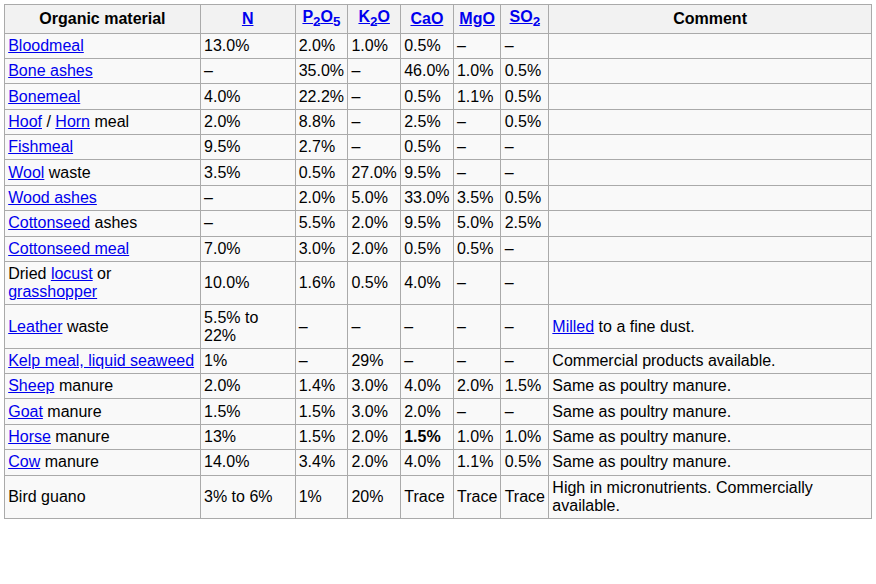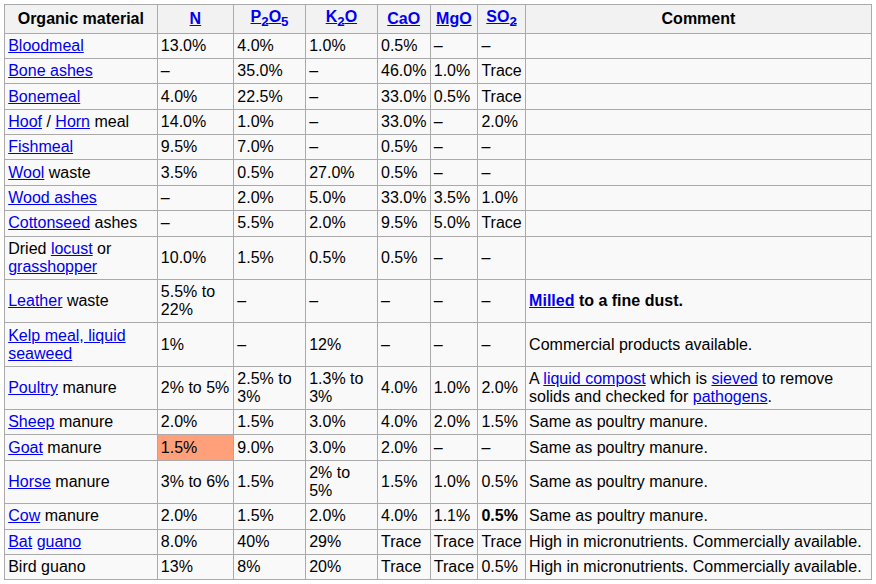(317, 45) 2.0% -> (256, 45) 4.0%
(523, 71) 0.5% -> (502, 71) Trace
(321, 96) 22.2% -> (260, 96) 22.5%
(422, 96) 0.5% -> (404, 96) 33.0%
(475, 96) 1.1% -> (452, 96) 0.5%
(523, 96) 0.5% -> (502, 96) Trace
(222, 121) 2.0% -> (184, 121) 14.0%
(317, 121) 8.8% -> (256, 121) 1.0%
(422, 121) 2.5% -> (404, 121) 33.0%
(523, 121) 0.5% -> (500, 121) 2.0%
(317, 147) 2.7% -> (256, 147) 7.0%
(422, 172) 9.5% -> (399, 172) 0.5%
(523, 198) 0.5% -> (500, 198) 1.0%
(523, 223) 2.5% -> (502, 223) Trace
- row: (69, 248)
(317, 283) 1.6% -> (256, 257) 1.5%
(422, 283) 4.0% -> (399, 257) 0.5%
(624, 326) normal -> (606, 301) bold
(367, 360) 29% -> (325, 344) 12%
+ row: (62, 387)
(317, 386) 1.4% -> (256, 422) 1.5%
(222, 411) no background -> (179, 447) lightsalmon background
(317, 411) 1.5% -> (256, 447) 9.0%
(220, 436) 13% -> (195, 482) 3% to 6%
(370, 436) 2.0% -> (330, 482) 2% to 5%
(422, 436) bold -> (399, 482) normal
(523, 436) 1.0% -> (500, 482) 0.5%
(227, 462) 14.0% -> (179, 516) 2.0%
(317, 462) 3.4% -> (256, 516) 1.5%
(523, 462) normal -> (500, 516) bold
+ row: (45, 541)
(238, 496) 3% to 6% -> (177, 567) 13%
(310, 496) 1% -> (249, 567) 8%
(525, 496) Trace -> (500, 567) 0.5%
